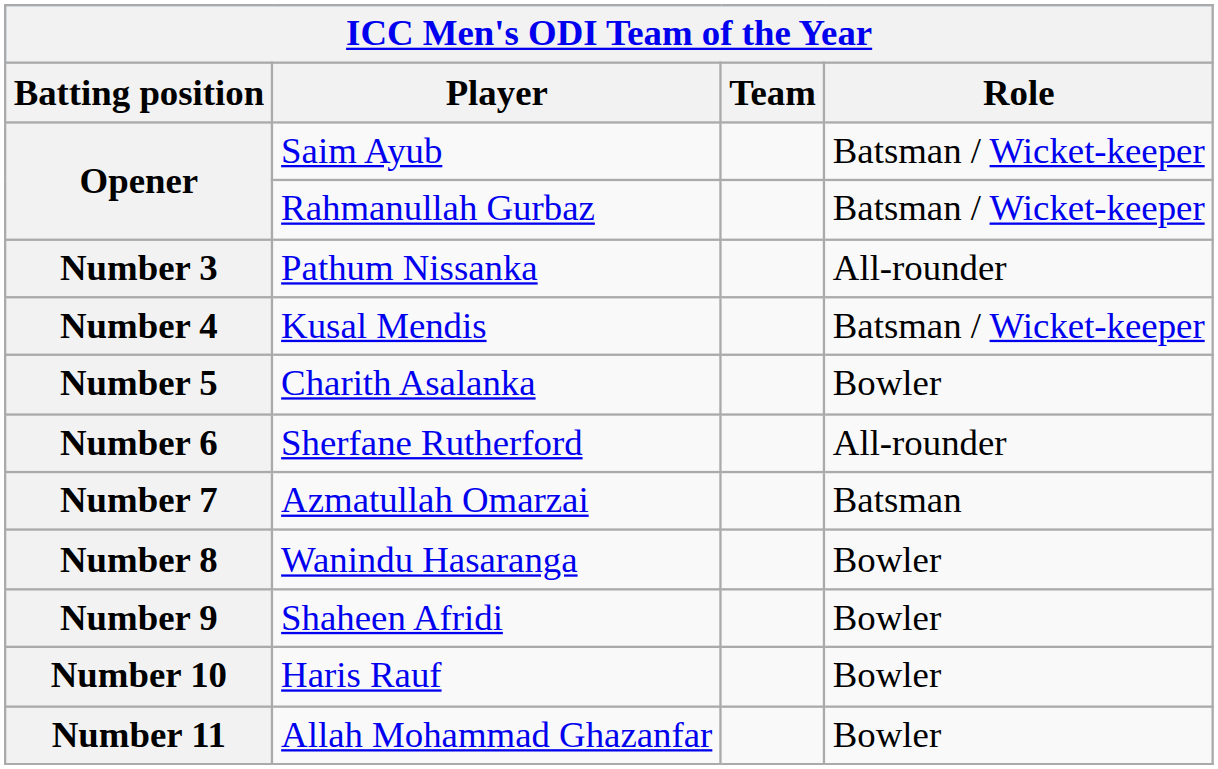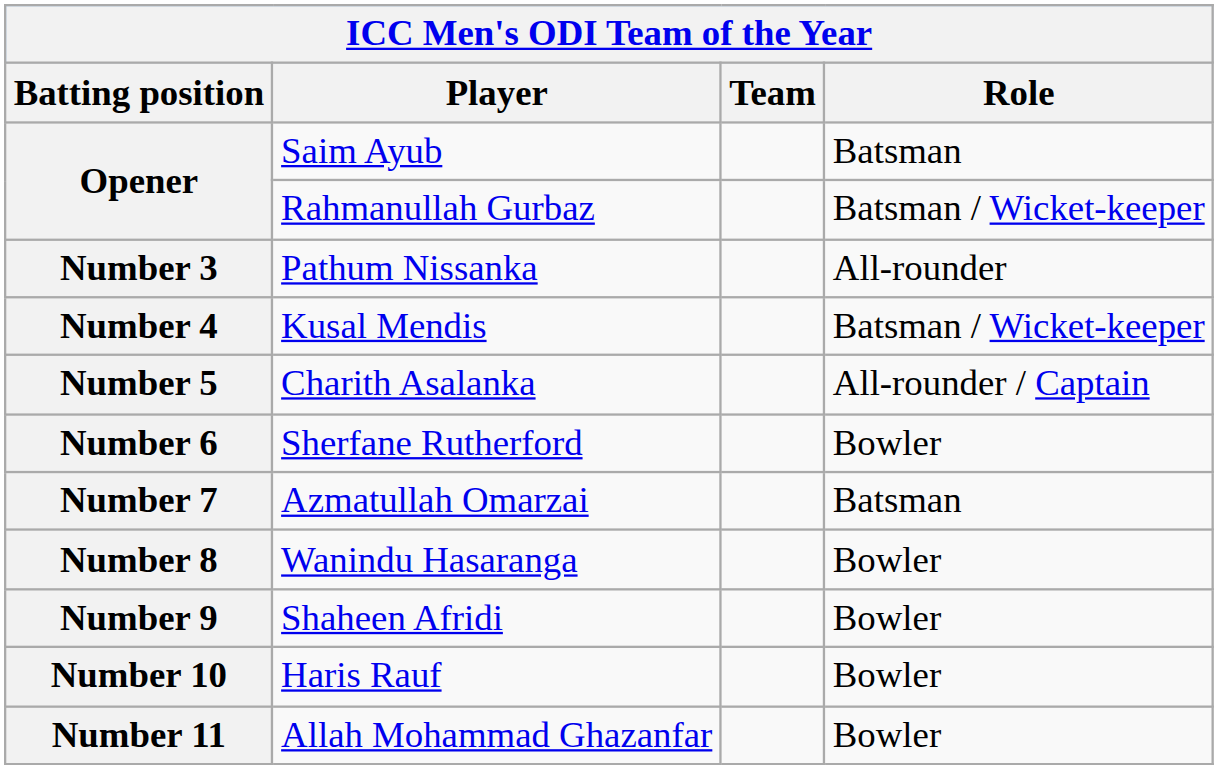(1019, 150) Batsman / Wicket-keeper -> (897, 150) Batsman
(887, 383) Bowler -> (991, 383) All-rounder / Captain
(920, 442) All-rounder -> (887, 442) Bowler
